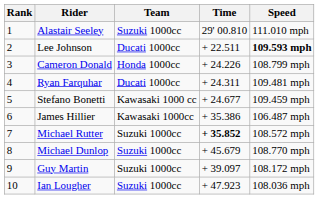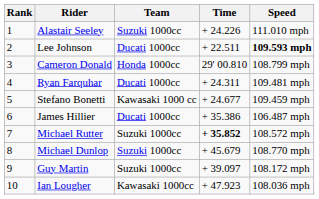(224, 30) 29' 00.810 -> (221, 30) + 24.226
(221, 64) + 24.226 -> (224, 64) 29' 00.810
(155, 116) Kawasaki 1000cc -> (148, 116) Ducati 1000cc
(149, 185) Suzuki 1000cc -> (155, 185) Kawasaki 1000cc
